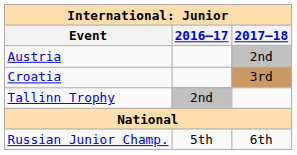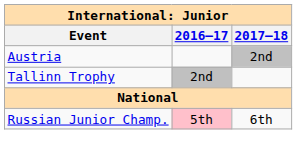- row: (34, 77)
(202, 139) no background -> (202, 119) pink background
